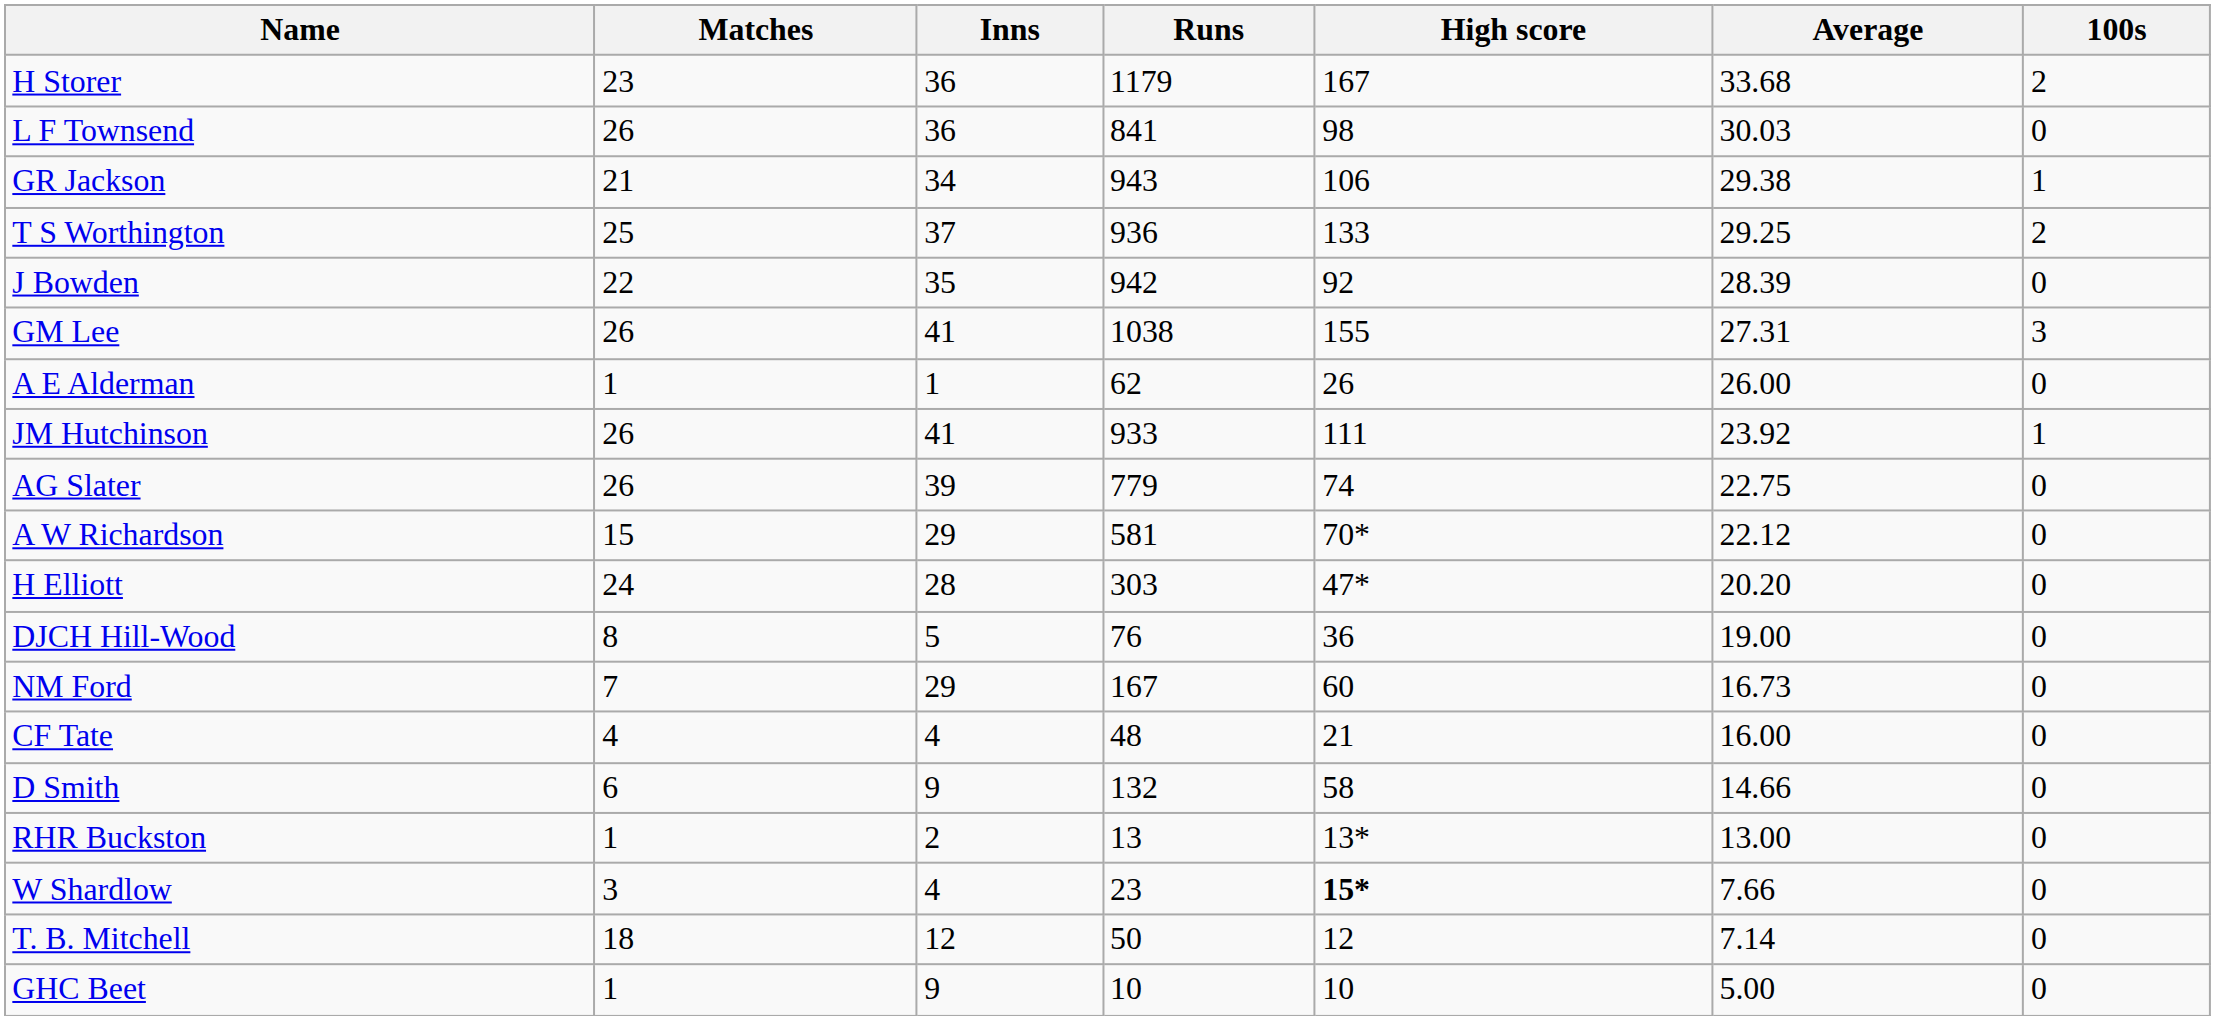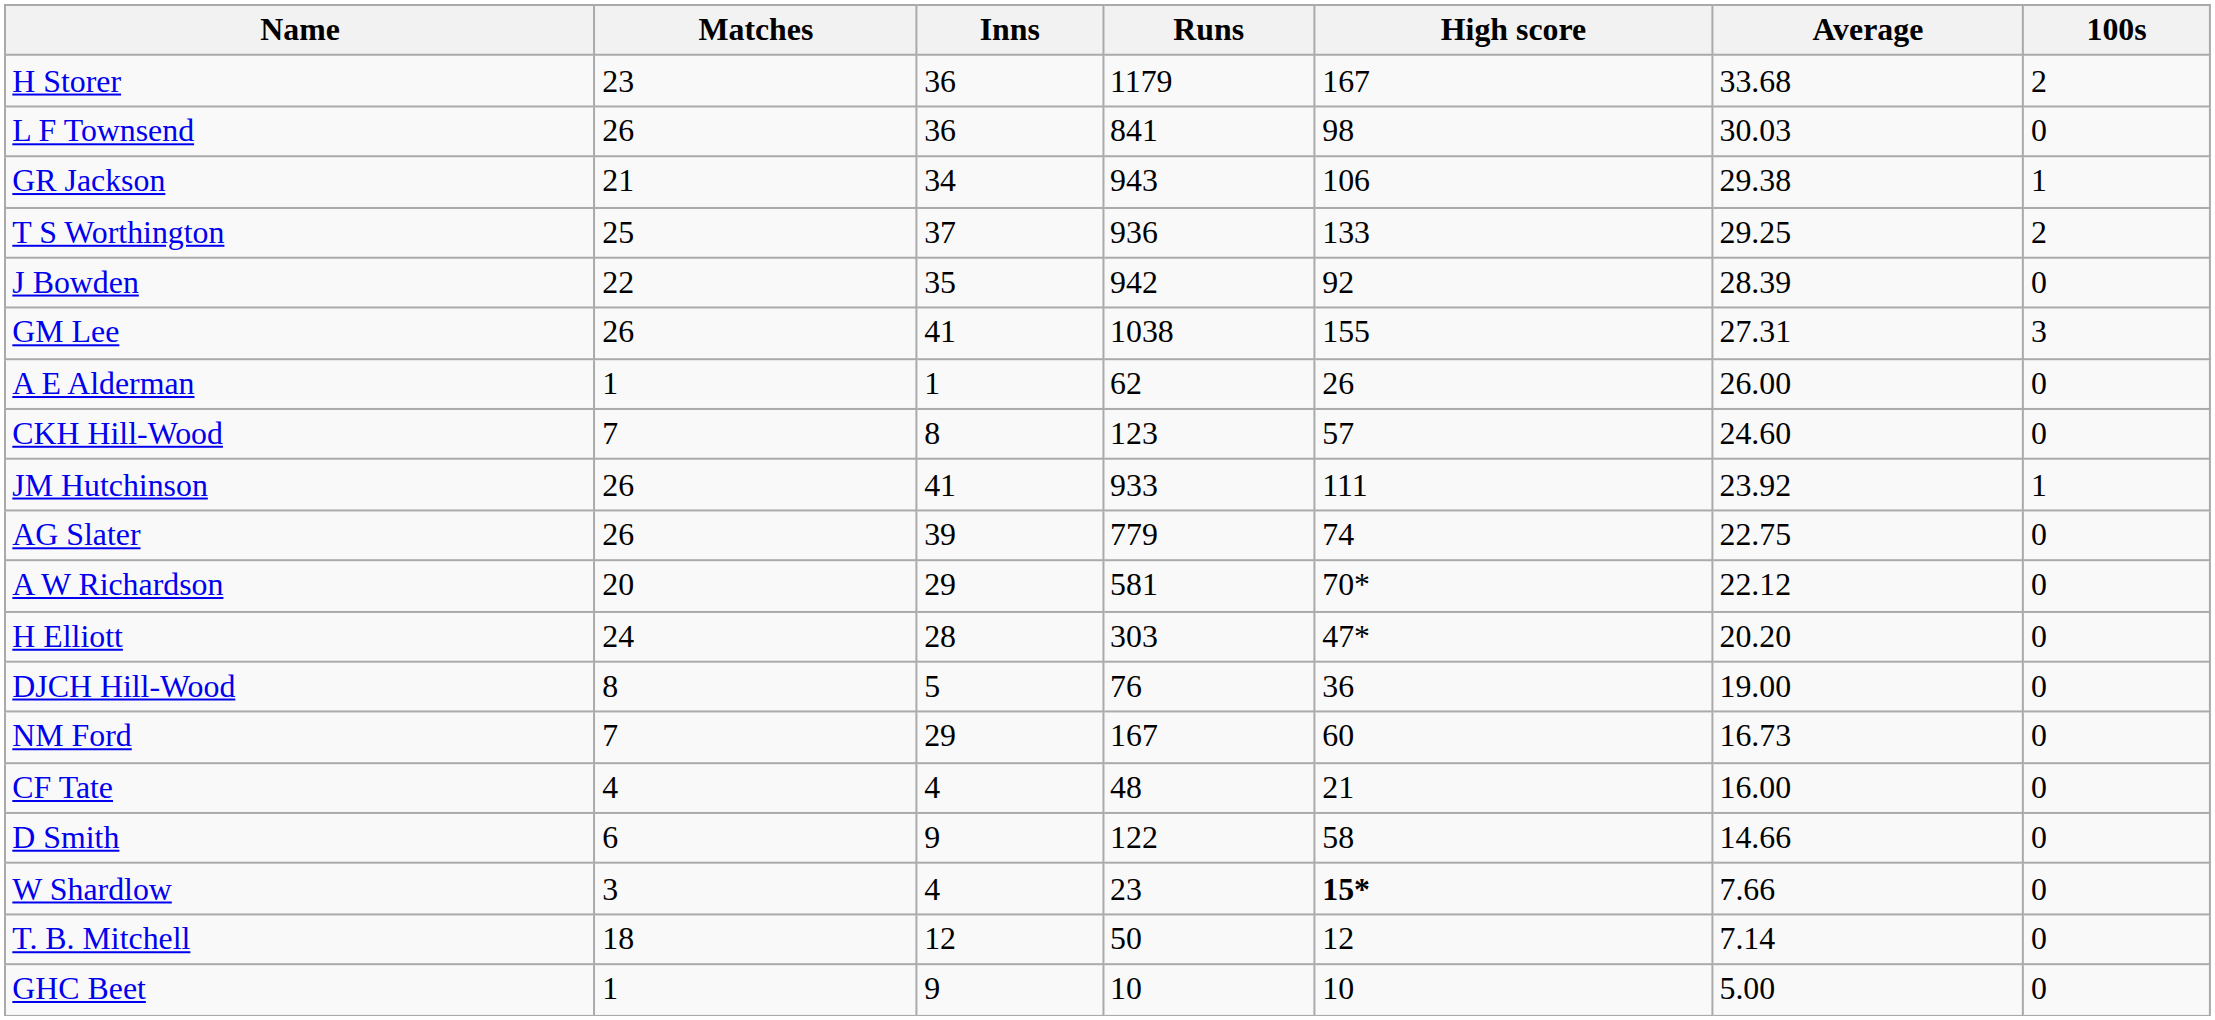+ row: (118, 433)
(618, 534) 15 -> (618, 585) 20
(1134, 787) 132 -> (1134, 837) 122
- row: (109, 837)
